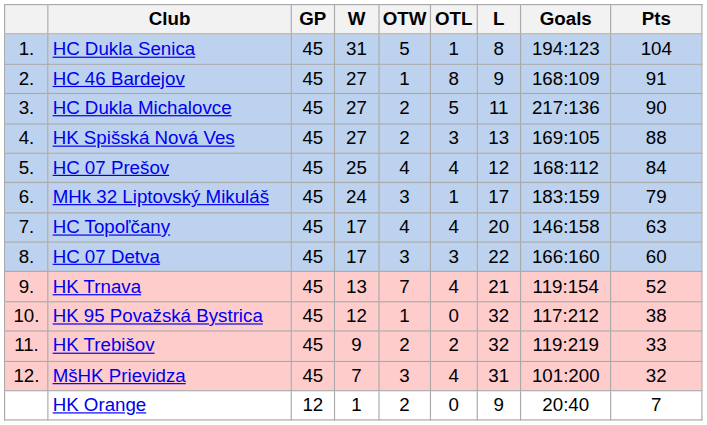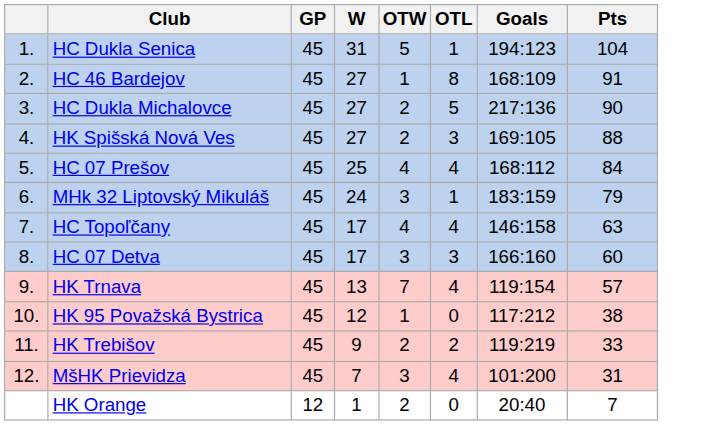- column: (499, 19)
(656, 286) 52 -> (613, 286) 57
(656, 375) 32 -> (613, 375) 31
